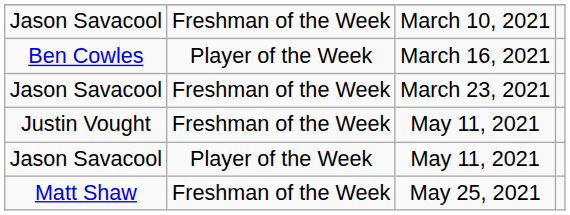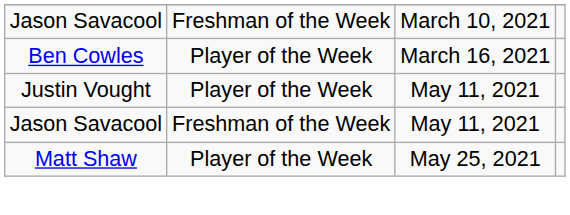- row: (86, 90)
(281, 124) Freshman of the Week -> (281, 90) Player of the Week
(281, 158) Player of the Week -> (281, 124) Freshman of the Week
(281, 192) Freshman of the Week -> (281, 158) Player of the Week
